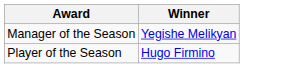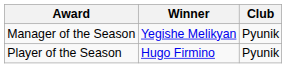+ column: (261, 14)
